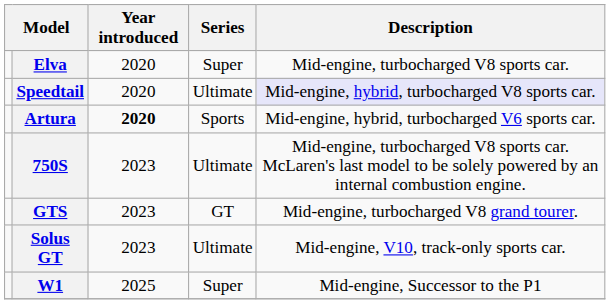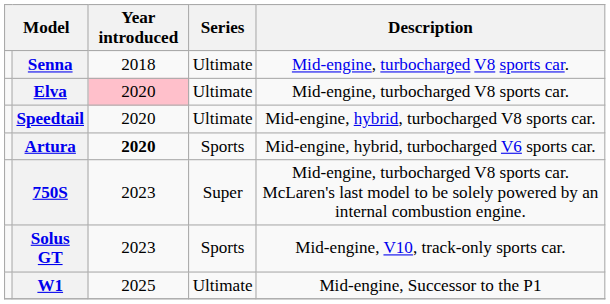+ row: (50, 64)
(138, 64) no background -> (138, 91) pink background
(223, 64) Super -> (223, 91) Ultimate
(430, 91) lavender background -> (430, 118) no background
(223, 165) Ultimate -> (223, 192) Super
- row: (50, 211)
(223, 248) Ultimate -> (223, 248) Sports
(223, 285) Super -> (223, 285) Ultimate
